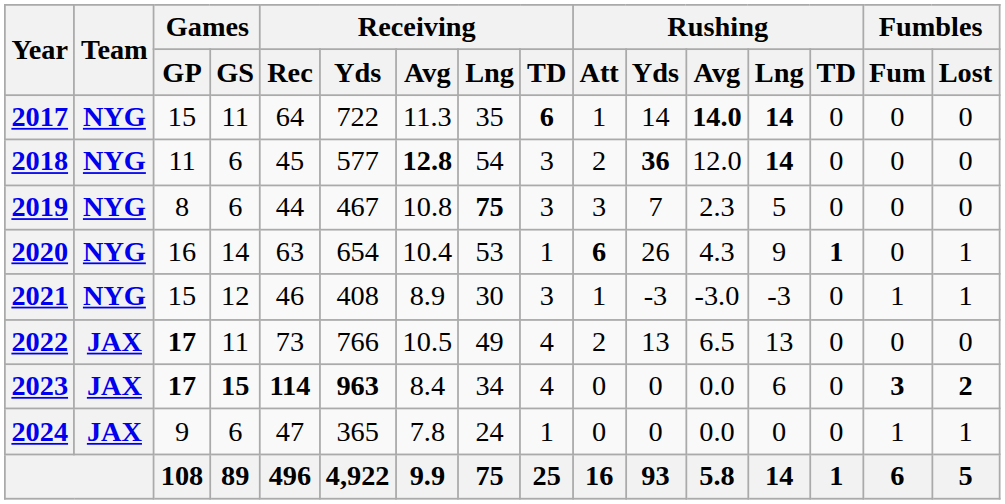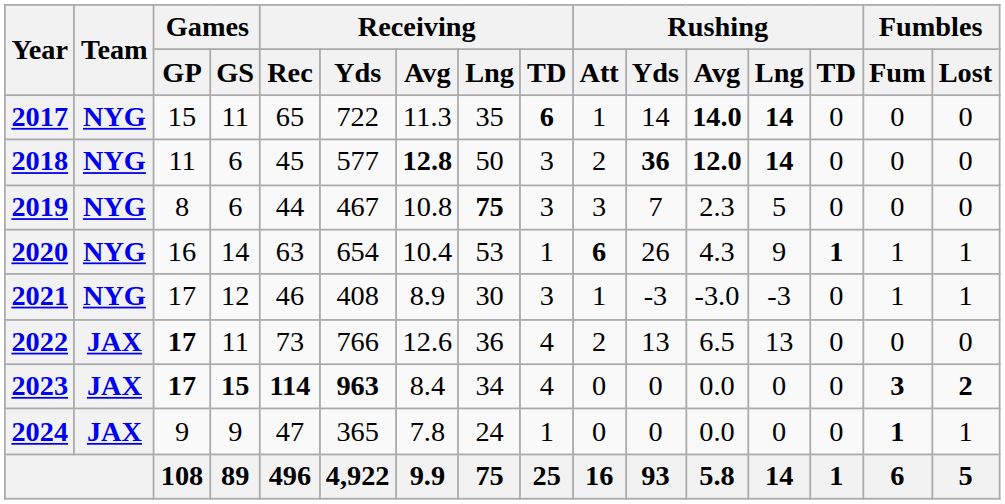(290, 116) 64 -> (290, 116) 65
(490, 161) 54 -> (490, 161) 50
(717, 161) normal -> (717, 161) bold
(897, 251) 0 -> (897, 251) 1
(182, 296) 15 -> (182, 296) 17
(427, 341) 10.5 -> (427, 341) 12.6
(490, 341) 49 -> (490, 341) 36
(779, 386) 6 -> (779, 386) 0
(235, 431) 6 -> (235, 431) 9
(897, 431) normal -> (897, 431) bold
